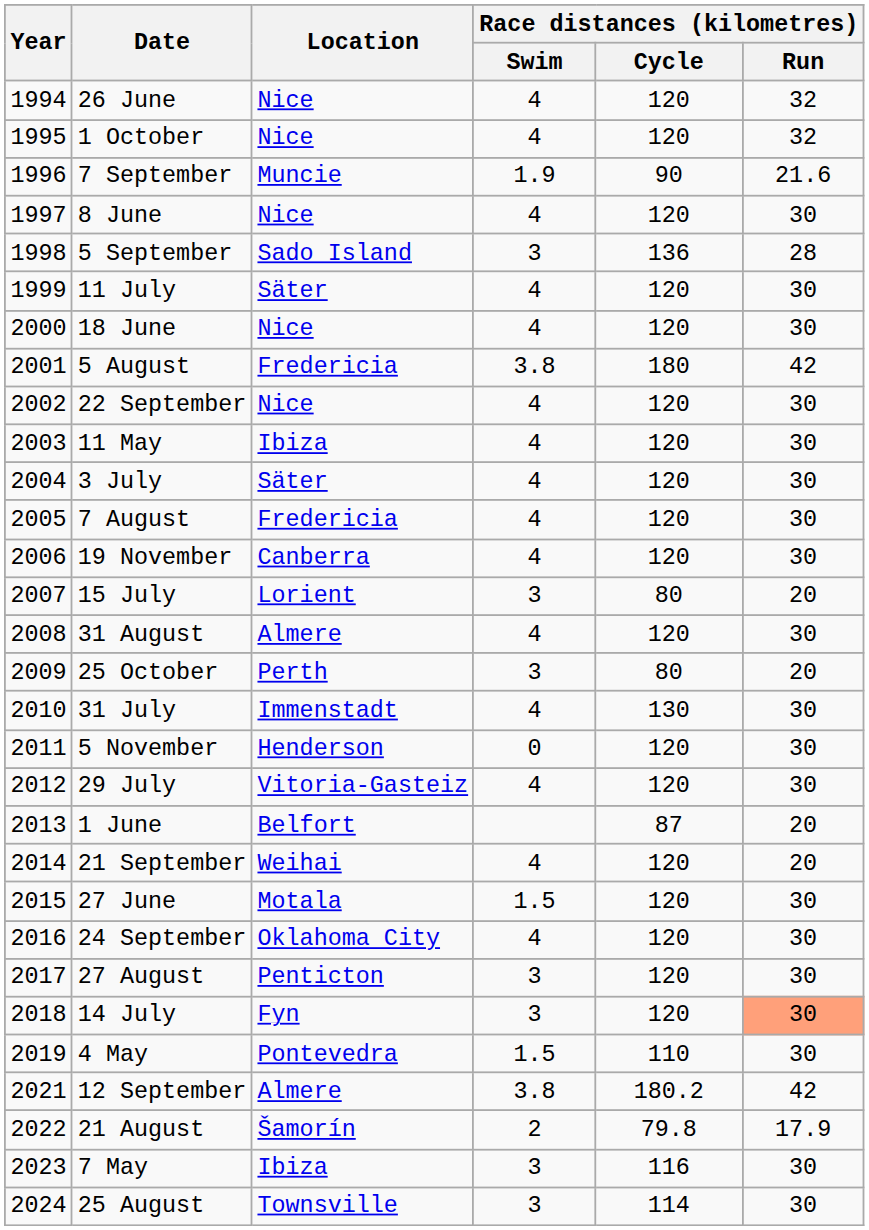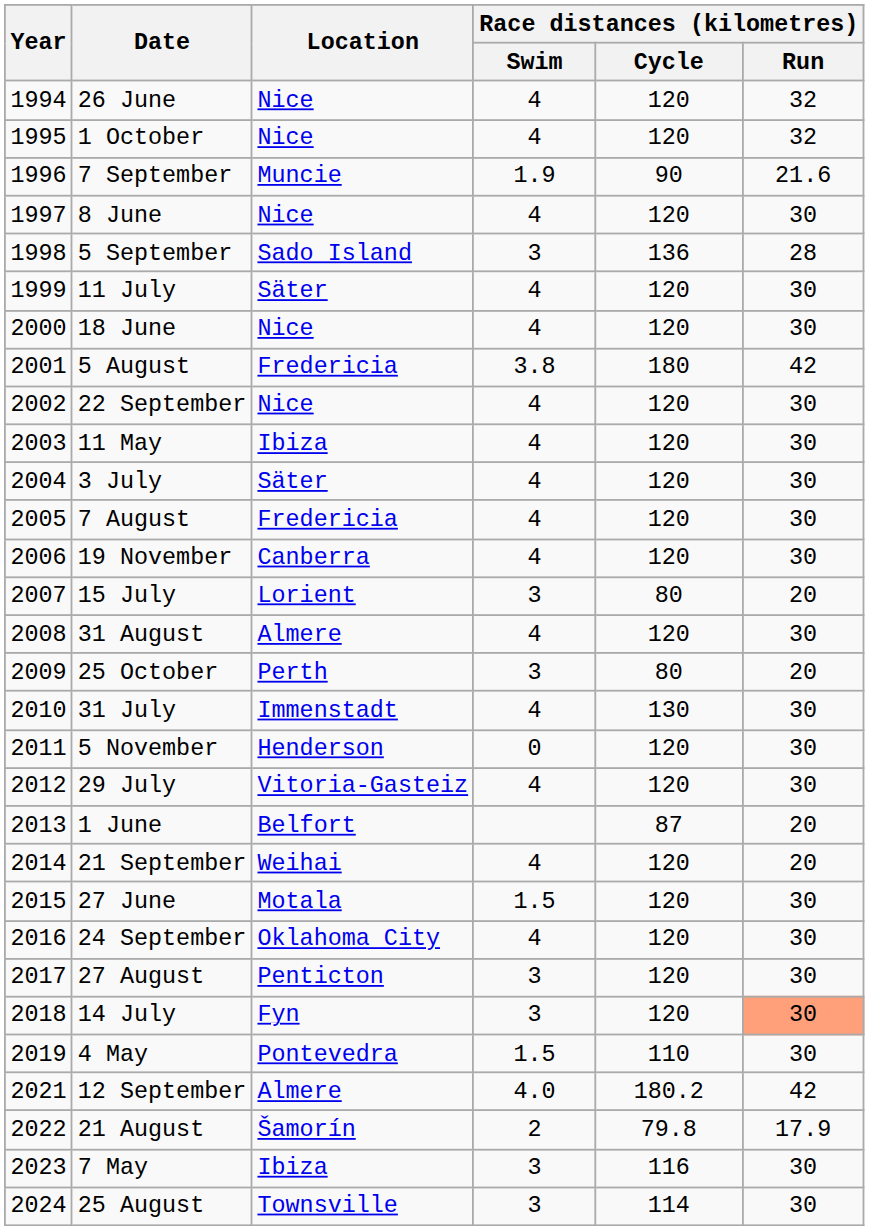(534, 1092) 3.8 -> (534, 1092) 4.0
